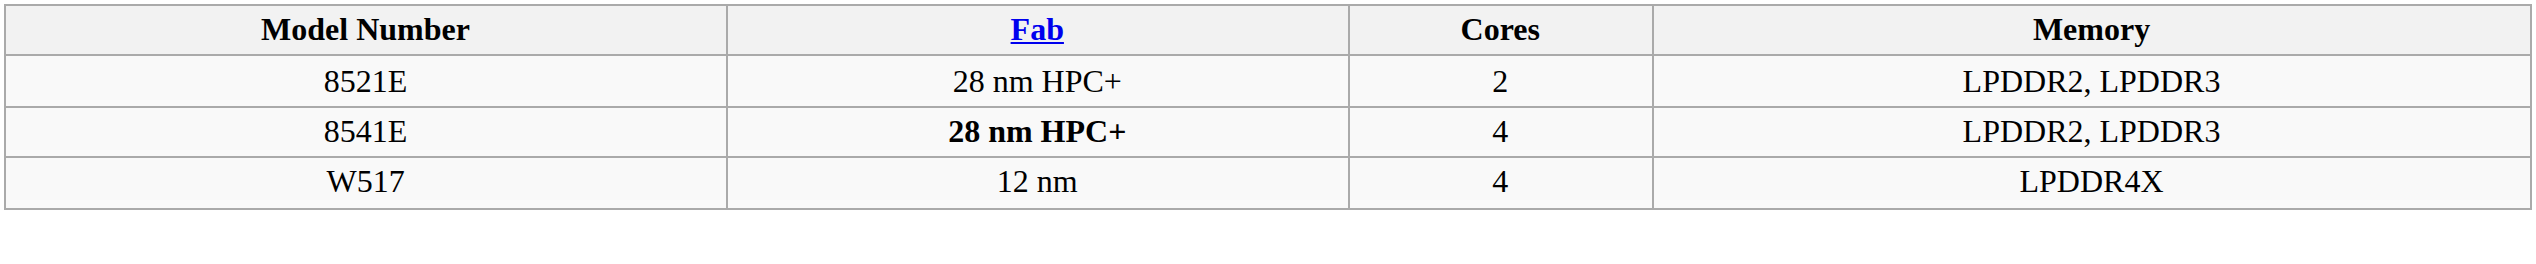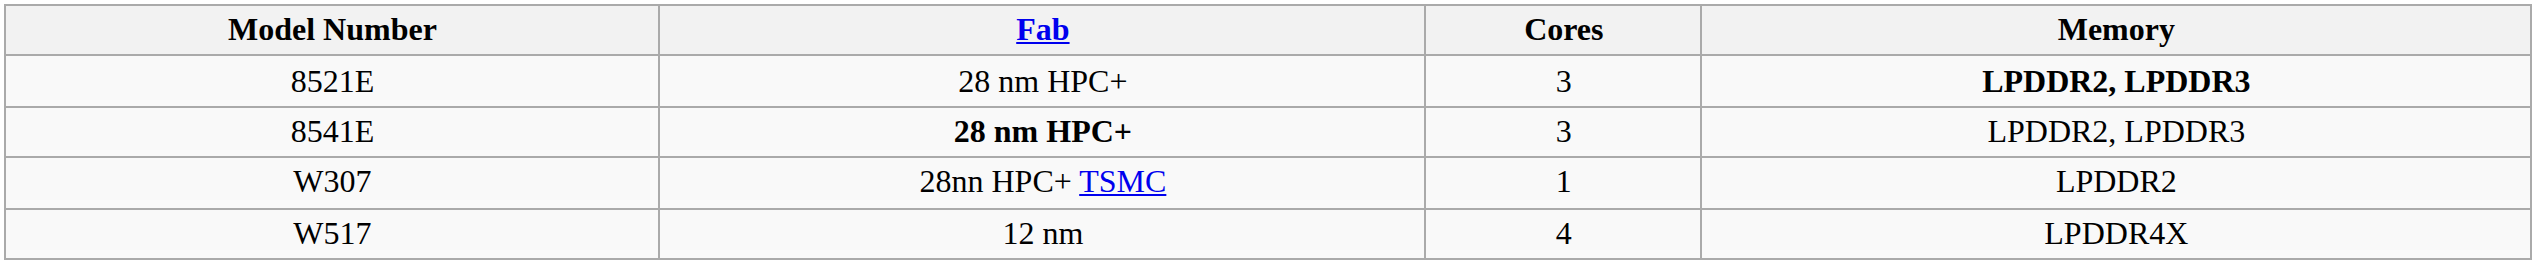(1500, 80) 2 -> (1564, 80) 3
(2092, 80) normal -> (2116, 80) bold
(1500, 131) 4 -> (1564, 131) 3
+ row: (332, 182)
